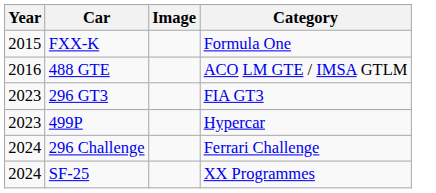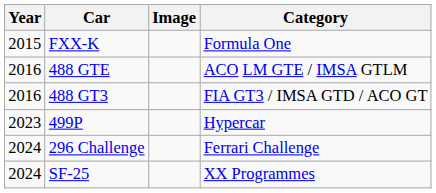+ row: (78, 95)
- row: (78, 95)
